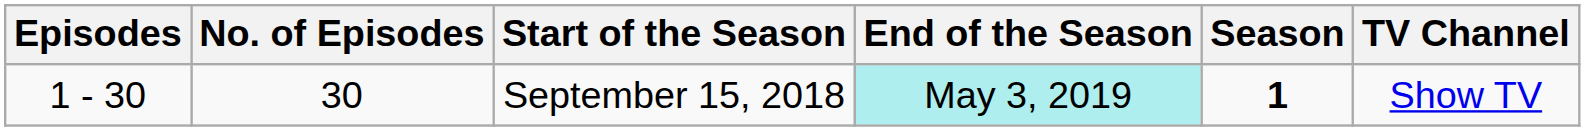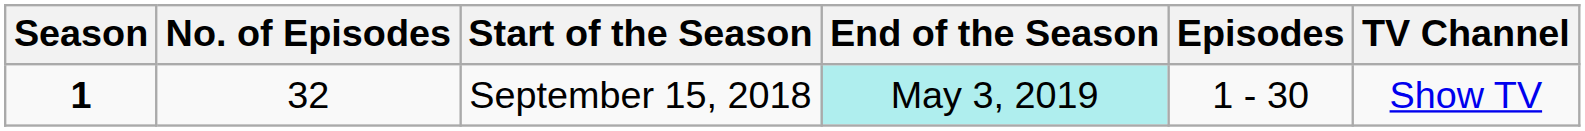columns swapped: (1277, 34) <-> (98, 34)
(342, 94) 30 -> (308, 94) 32
